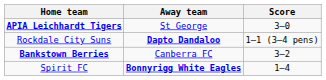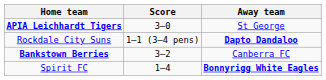columns swapped: (282, 11) <-> (184, 11)
